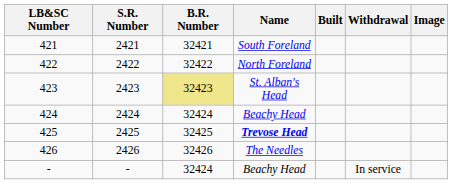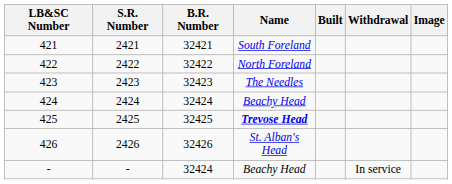(198, 89) khaki background -> (198, 82) no background
(274, 89) St. Alban's Head -> (274, 82) The Needles
(274, 151) The Needles -> (274, 144) St. Alban's Head
